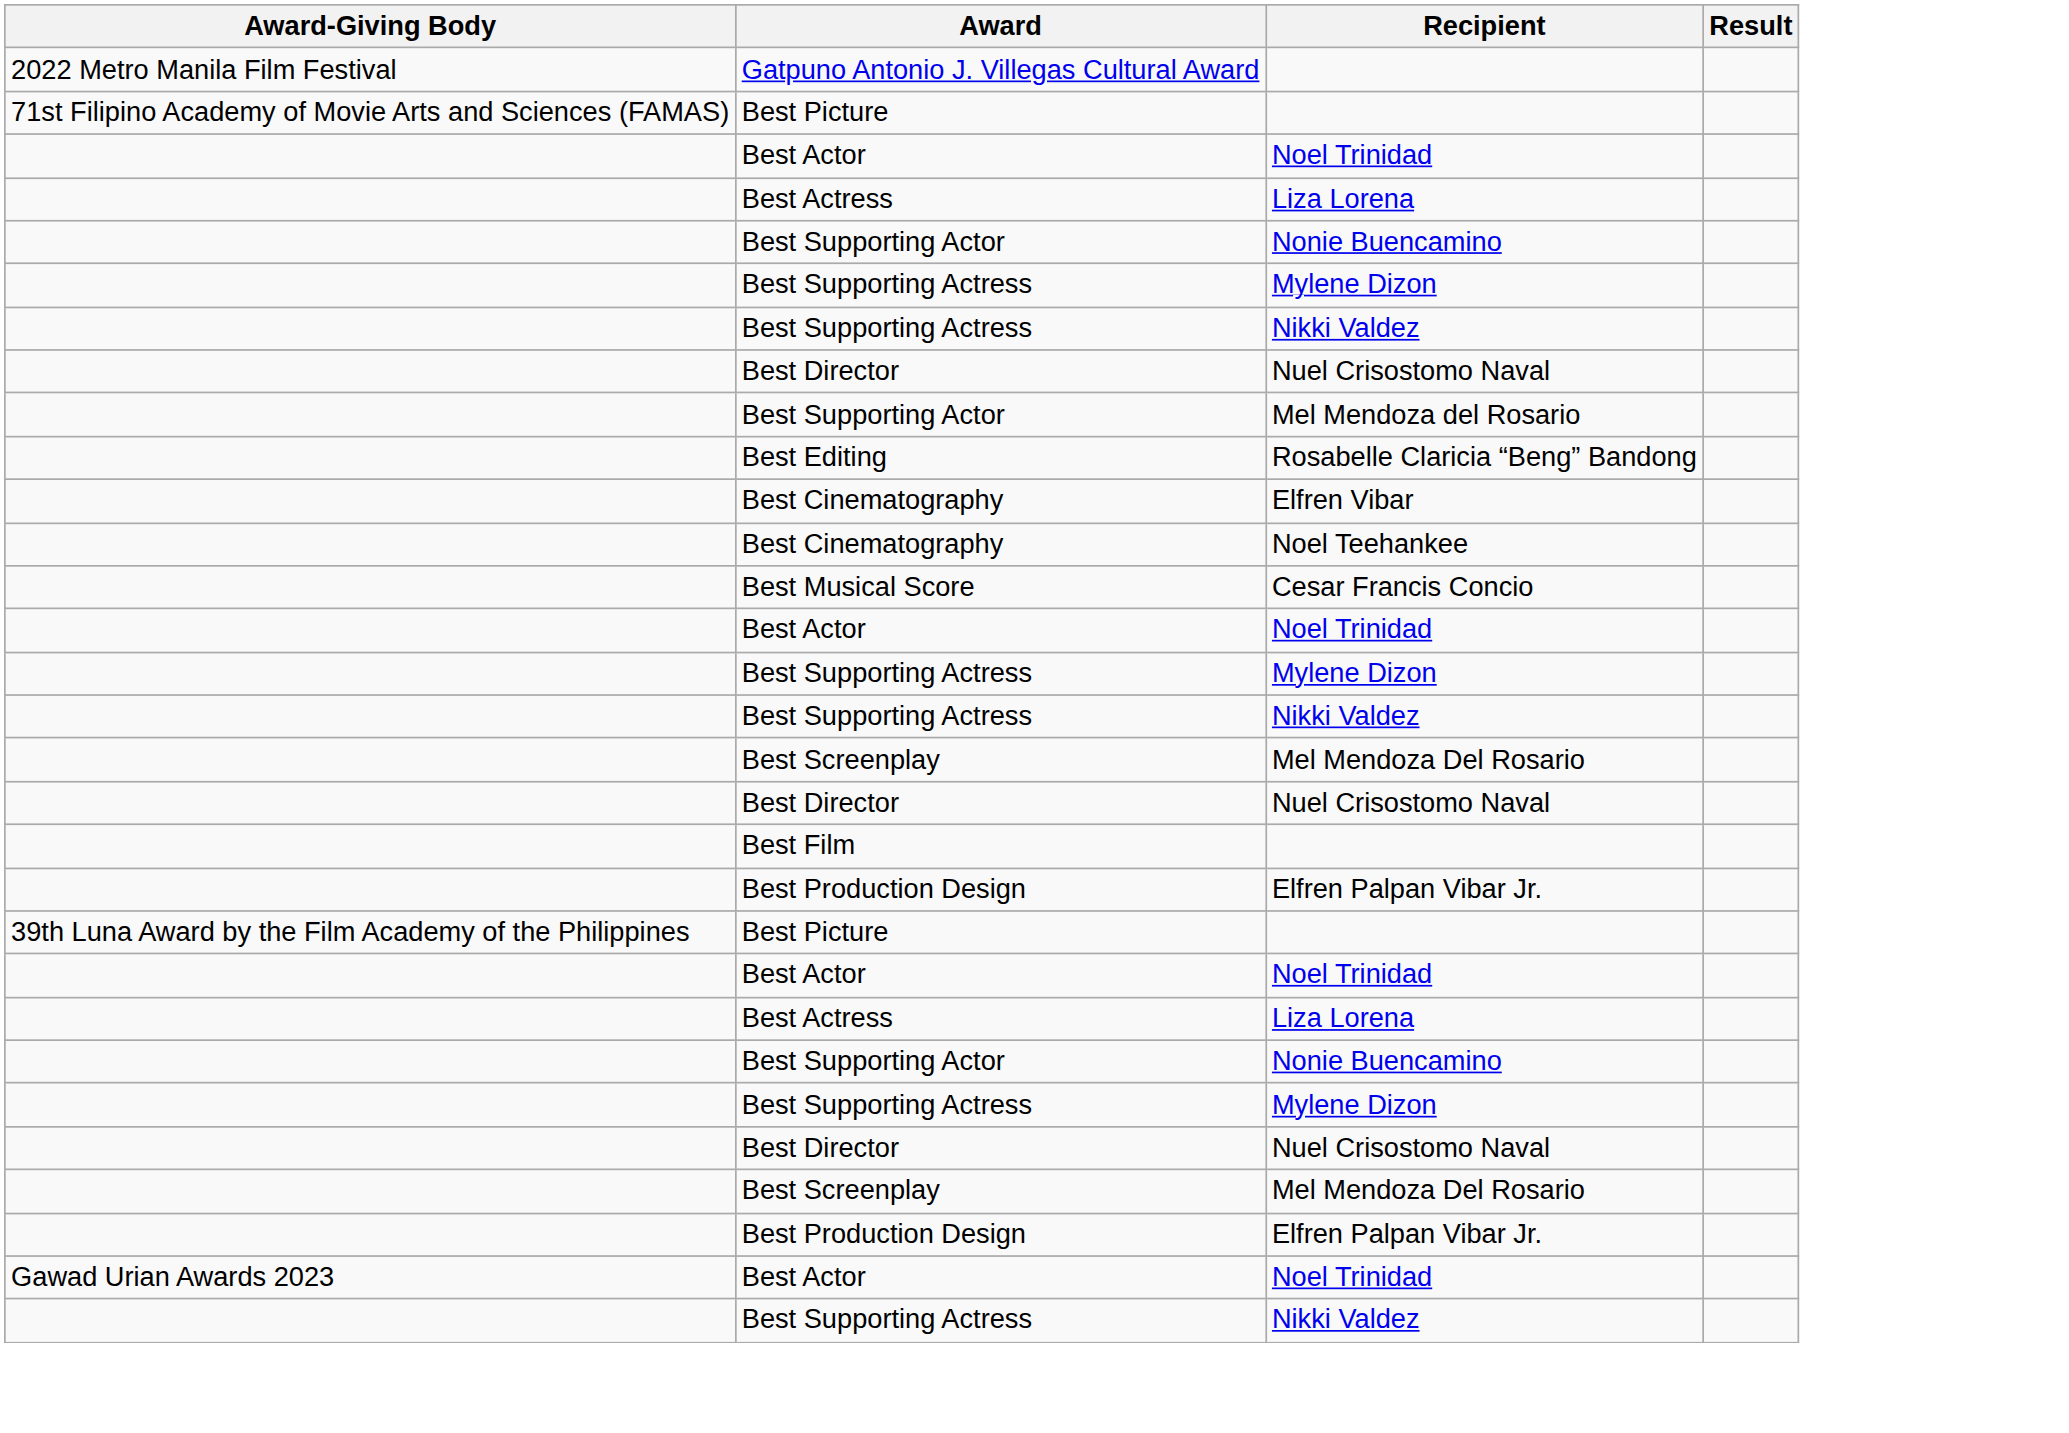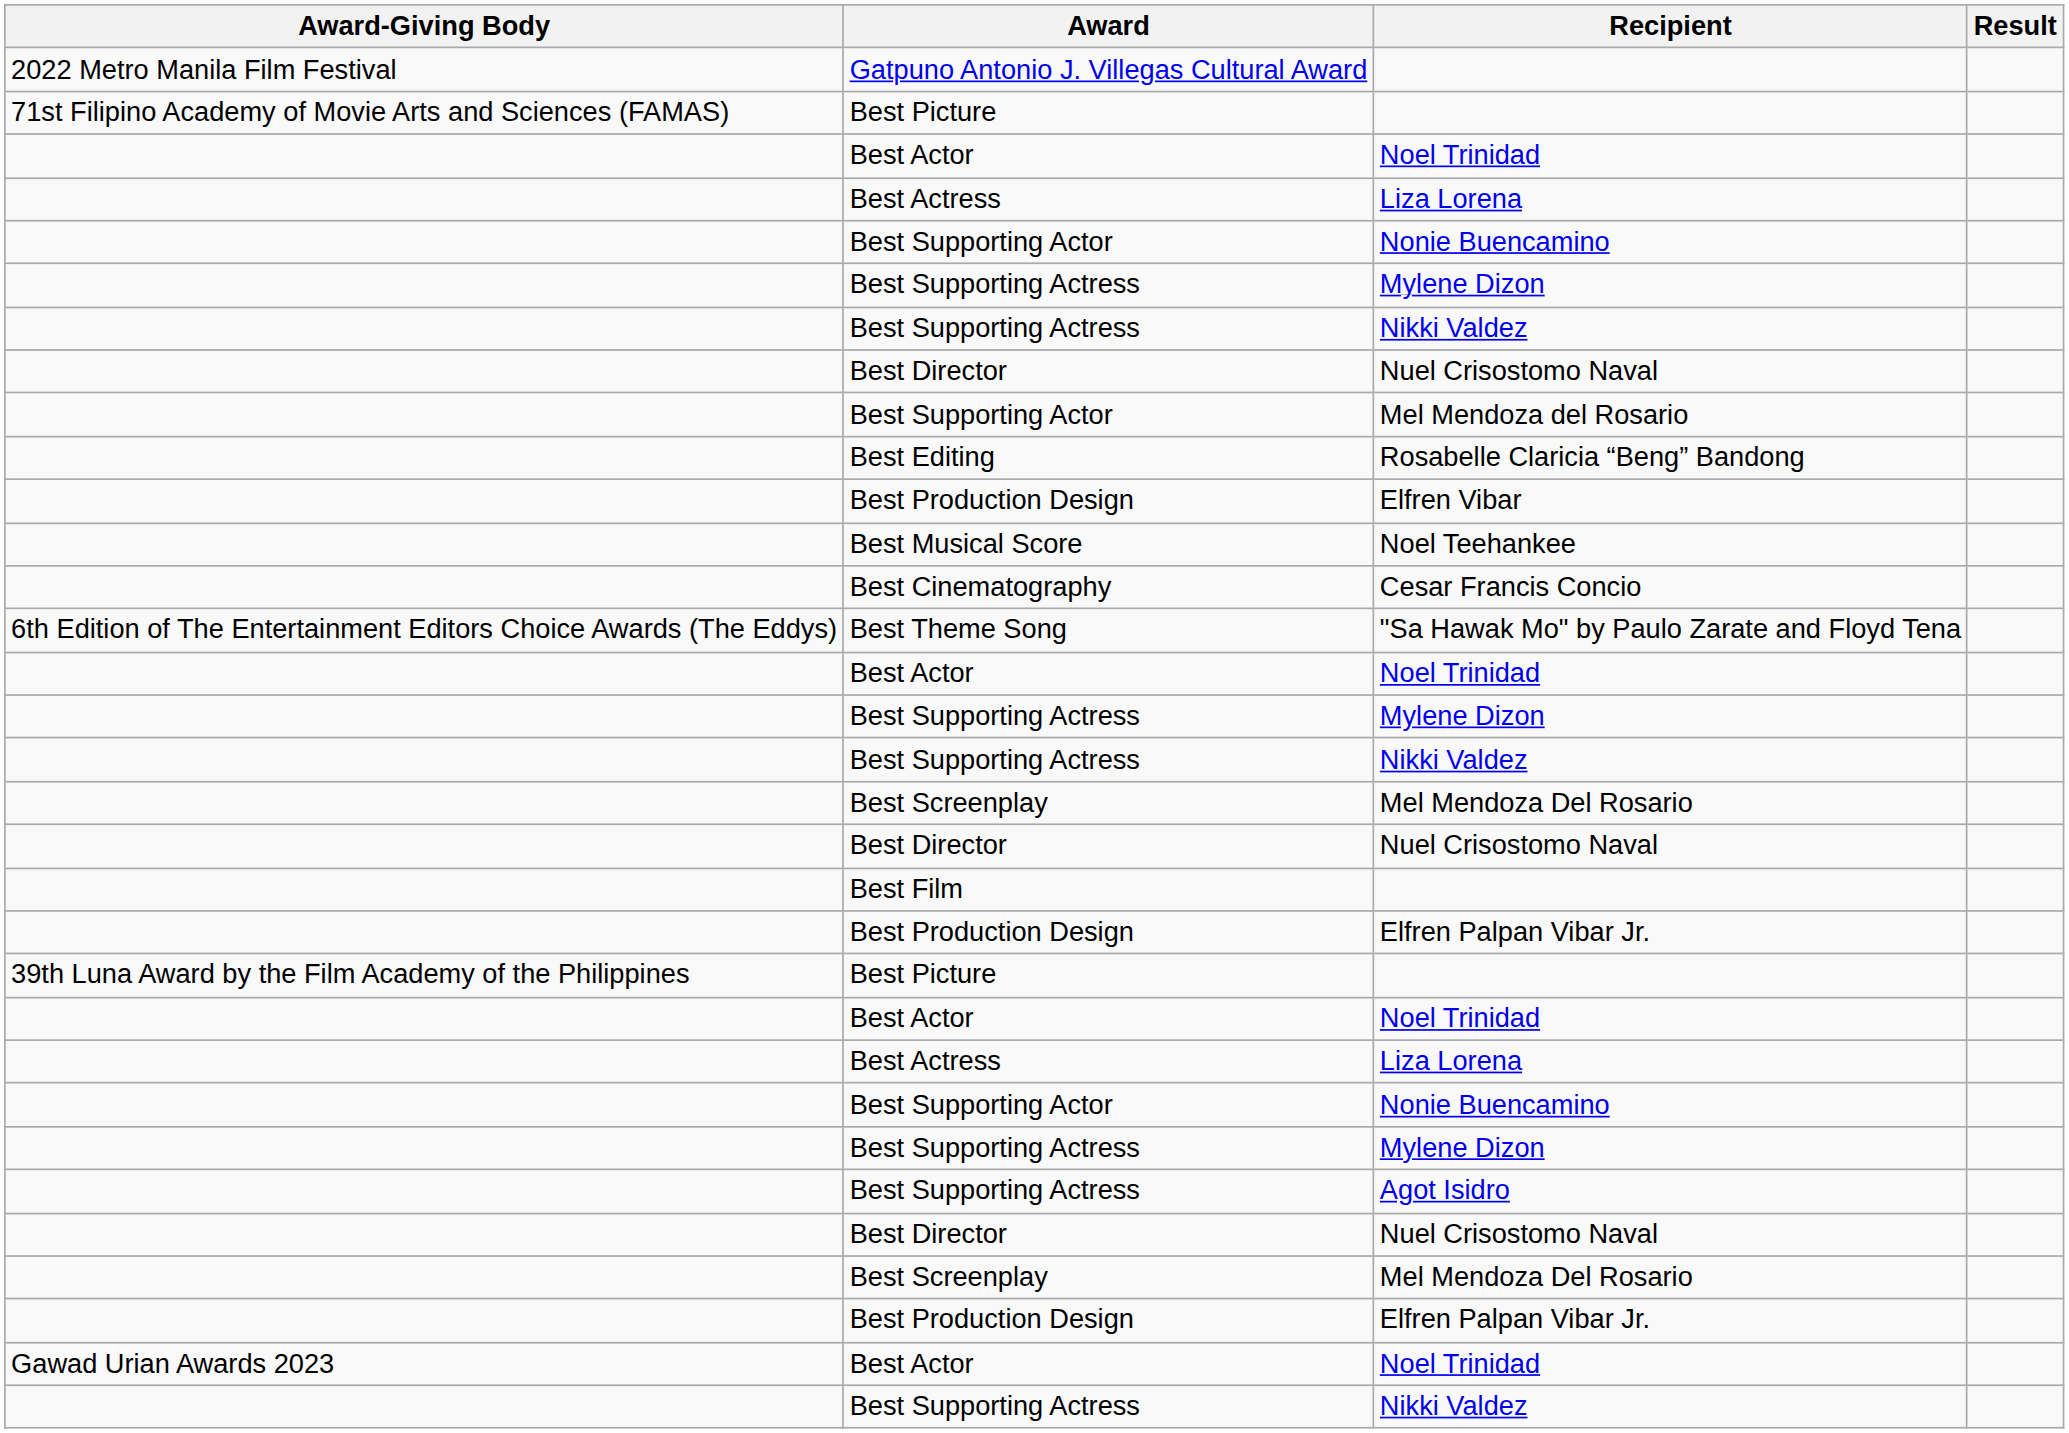(873, 500) Best Cinematography -> (992, 500) Best Production Design
(873, 543) Best Cinematography -> (966, 543) Best Musical Score
(858, 586) Best Musical Score -> (980, 586) Best Cinematography
+ row: (424, 629)
+ row: (424, 1191)
